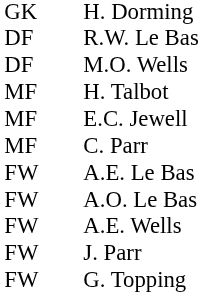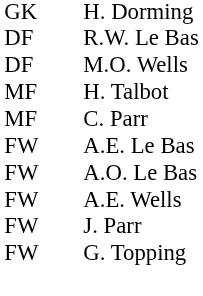- row: (135, 118)
